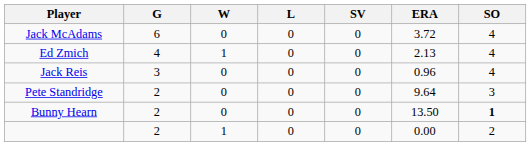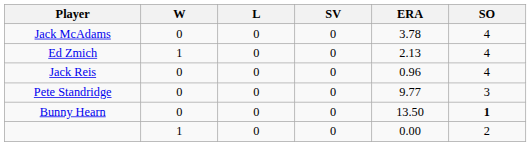- column: (157, 14)
(425, 33) 3.72 -> (410, 33) 3.78
(425, 92) 9.64 -> (410, 92) 9.77
